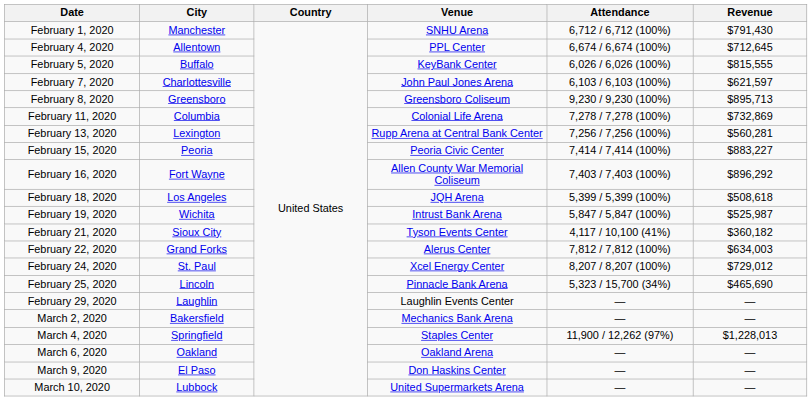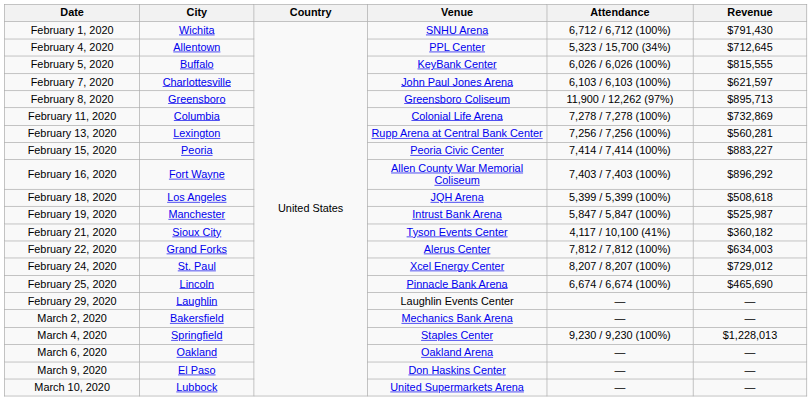(197, 30) Manchester -> (197, 30) Wichita
(620, 47) 6,674 / 6,674 (100%) -> (620, 47) 5,323 / 15,700 (34%)
(620, 99) 9,230 / 9,230 (100%) -> (620, 99) 11,900 / 12,262 (97%)
(197, 215) Wichita -> (197, 215) Manchester
(620, 284) 5,323 / 15,700 (34%) -> (620, 284) 6,674 / 6,674 (100%)
(620, 335) 11,900 / 12,262 (97%) -> (620, 335) 9,230 / 9,230 (100%)
